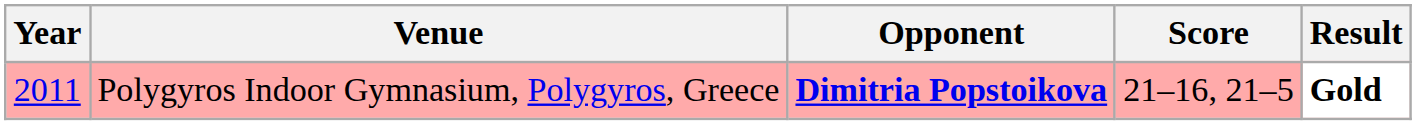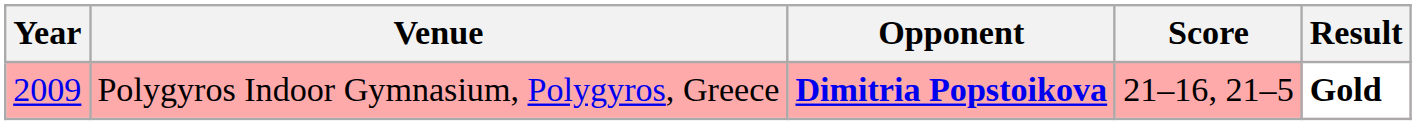(47, 89) 2011 -> (47, 89) 2009
